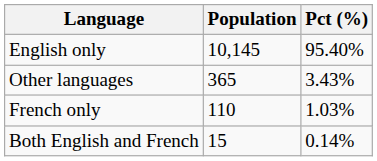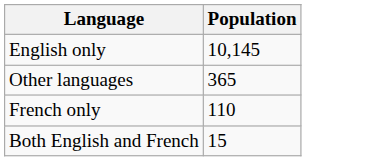- column: (337, 19)
